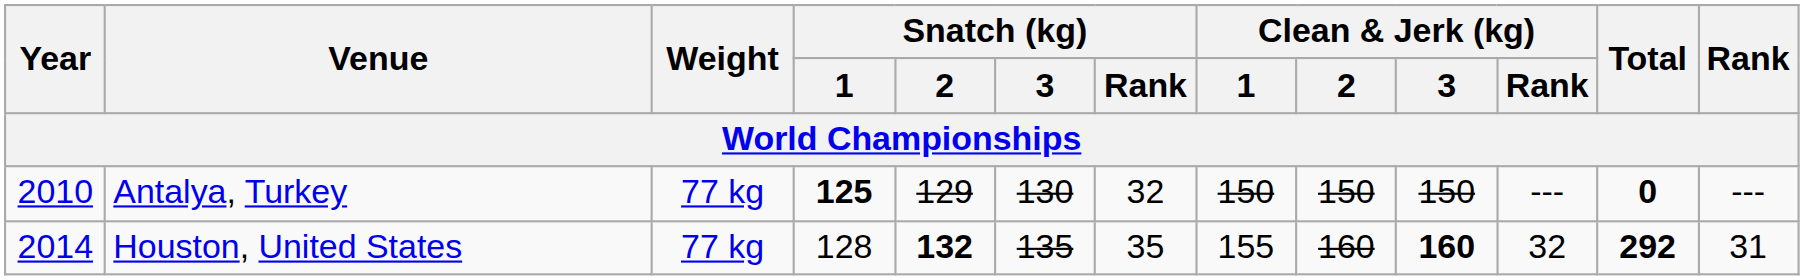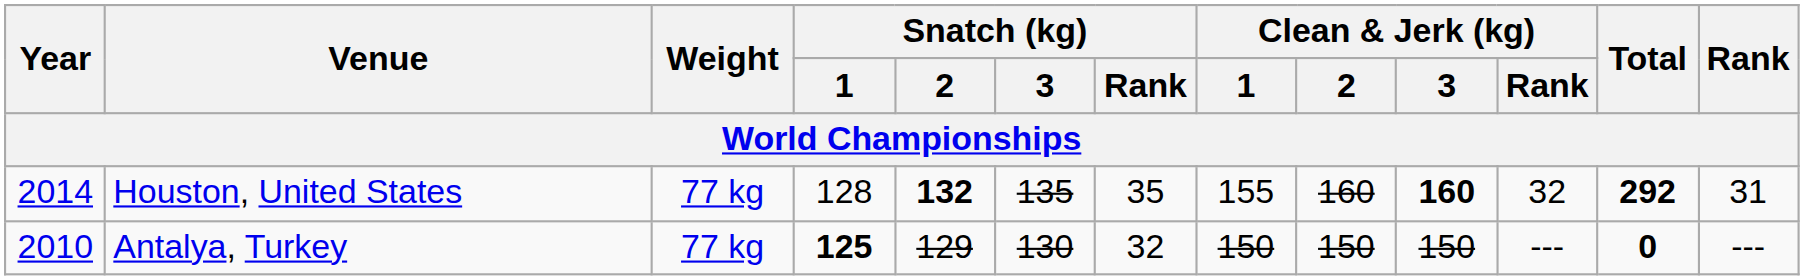rows swapped: (288, 246) <-> (230, 192)
